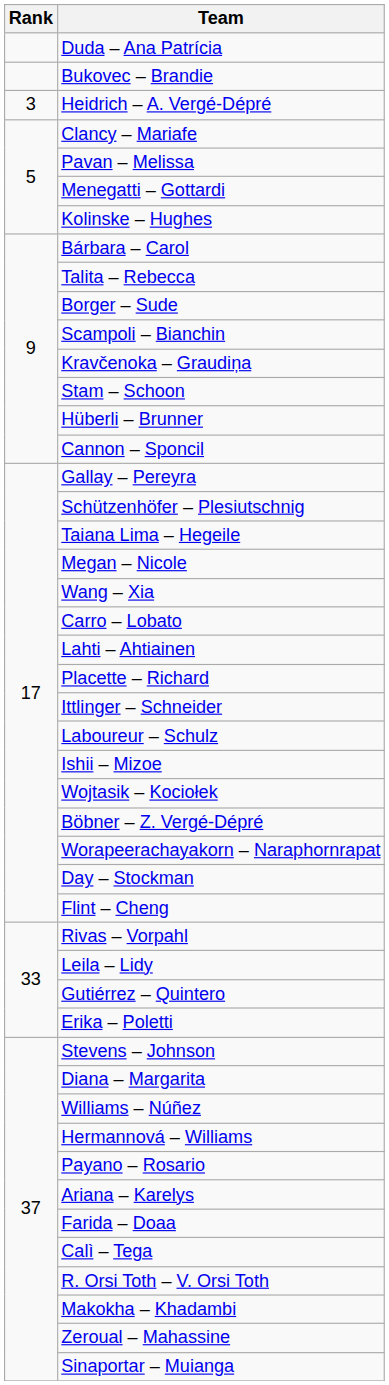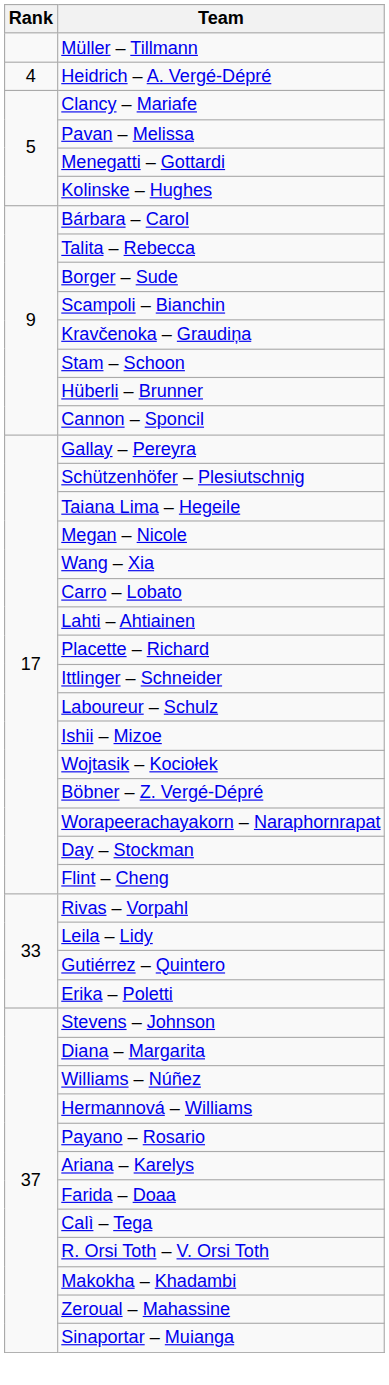- row: (142, 47)
- row: (137, 76)
+ row: (130, 47)
(31, 104) 3 -> (31, 76) 4
